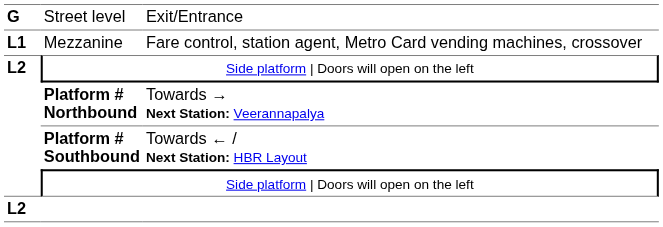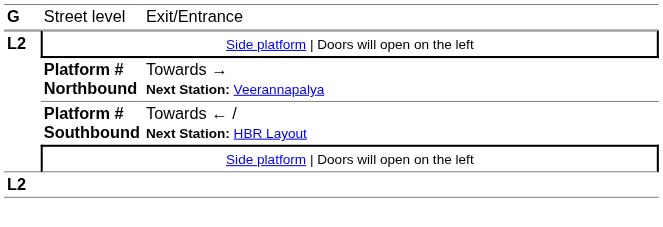- row: (83, 42)
